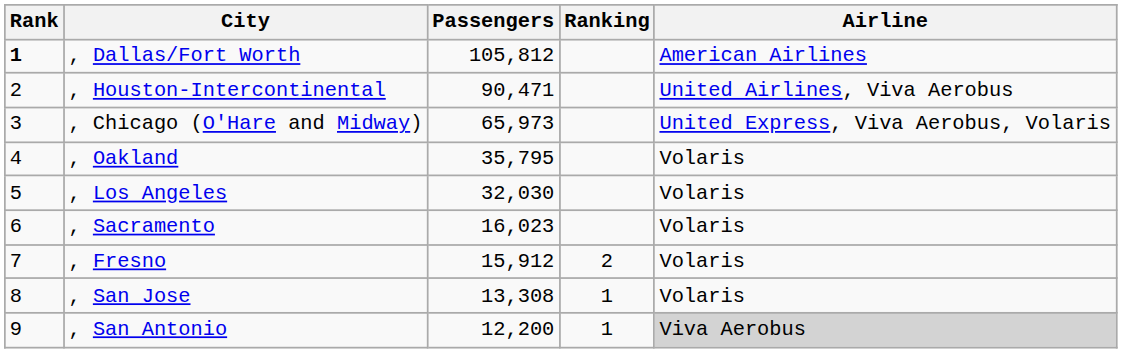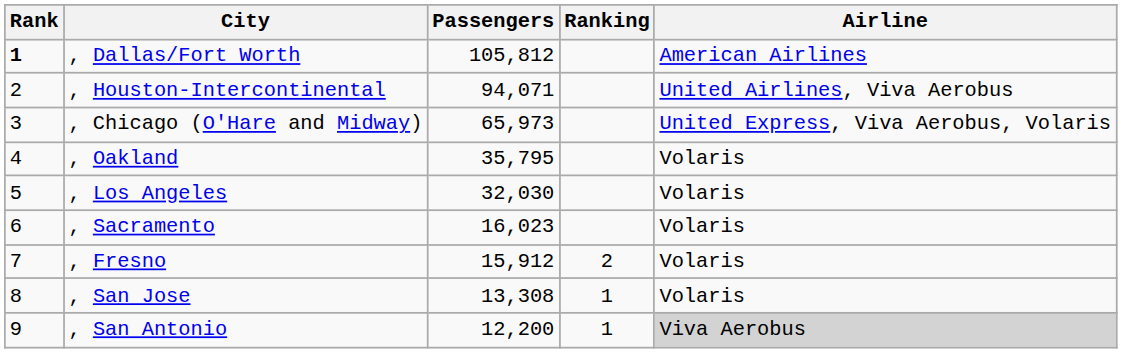(518, 90) 90,471 -> (518, 90) 94,071
